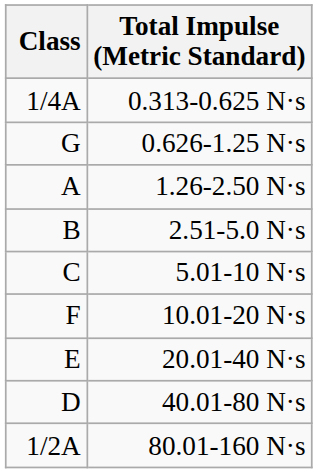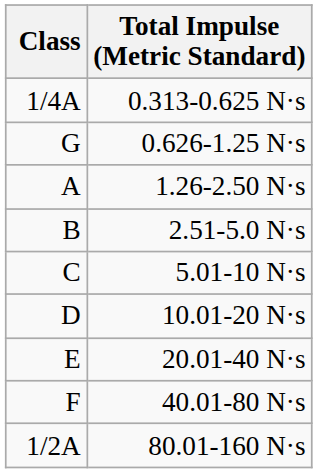(73, 315) F -> (71, 315) D
(71, 401) D -> (73, 401) F
